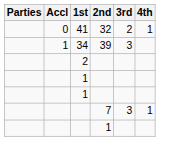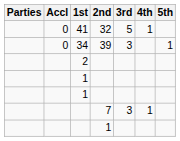+ column: (165, 12)
(129, 29) 2 -> (129, 29) 5
(65, 45) 1 -> (65, 45) 0
